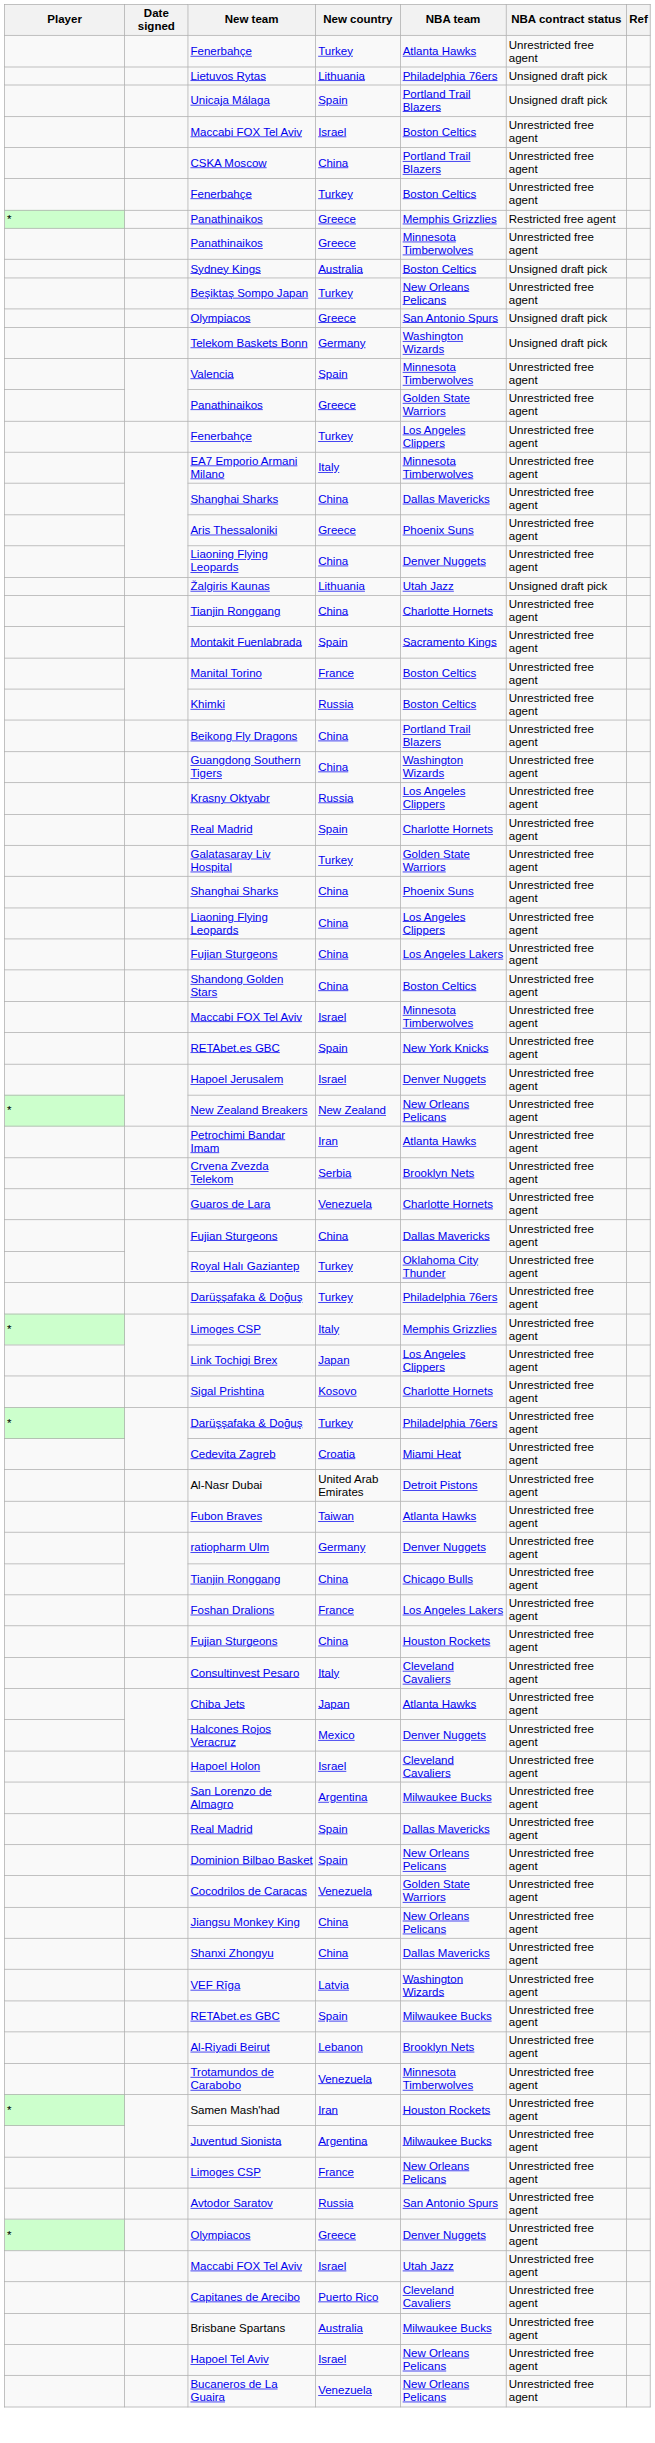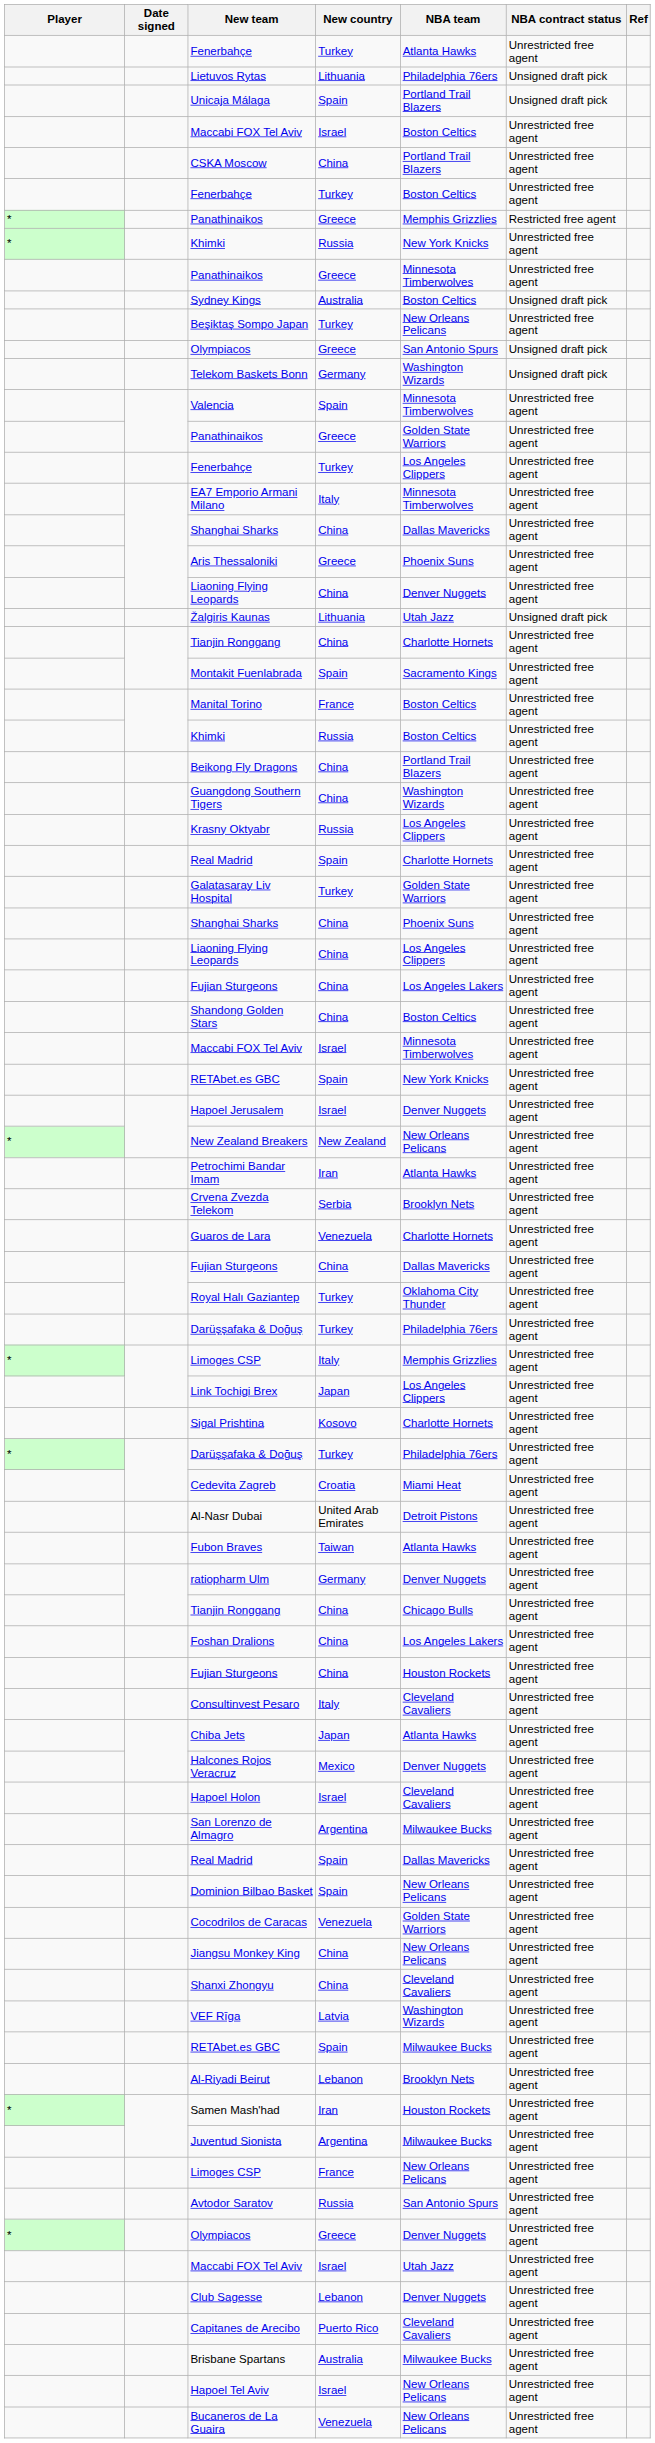+ row: (9, 244)
(336, 1610) France -> (333, 1641) China
(446, 1954) Dallas Mavericks -> (428, 1985) Cleveland Cavaliers
- row: (65, 2079)
+ row: (65, 2297)
